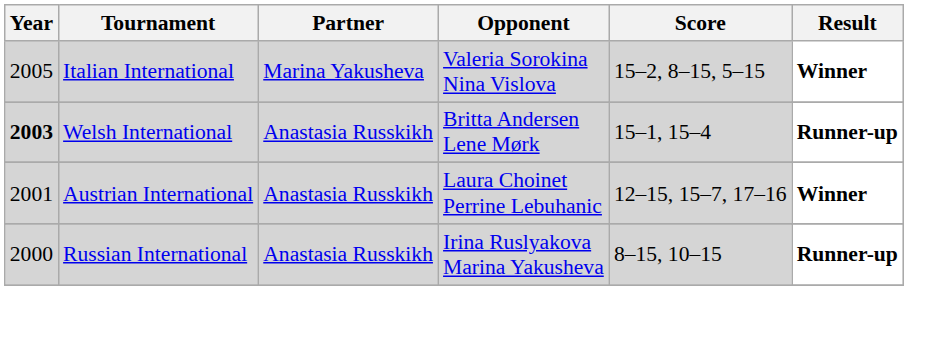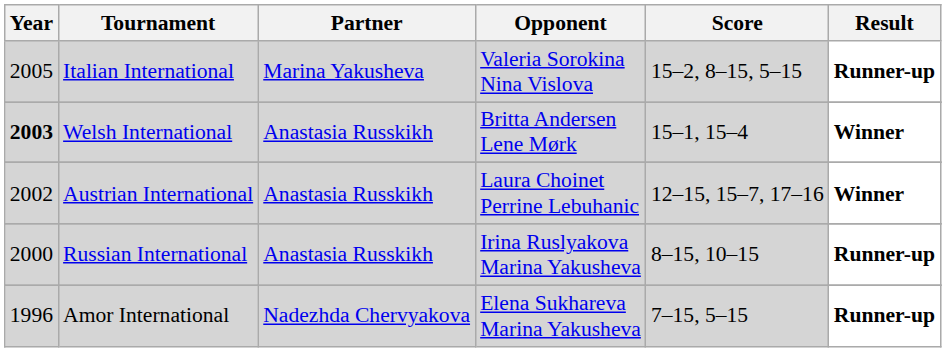(832, 71) Winner -> (884, 71) Runner-up
(847, 132) Runner-up -> (869, 132) Winner
(31, 193) 2001 -> (31, 193) 2002
+ row: (146, 315)
